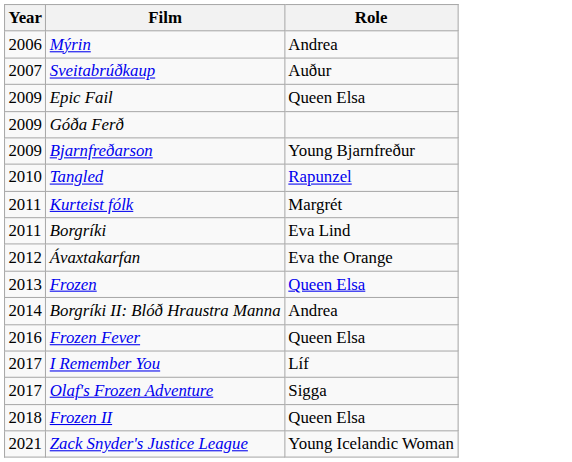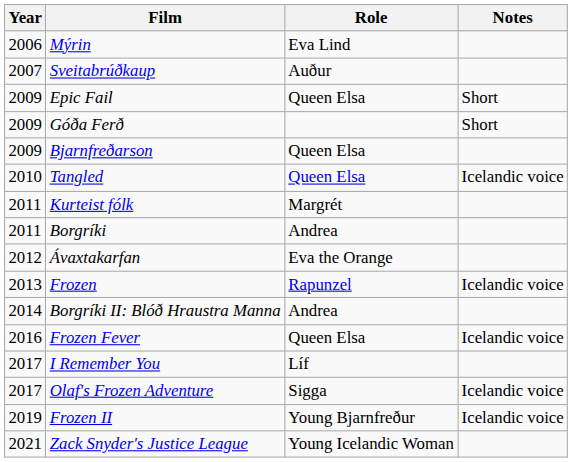+ column: (513, 17)
(313, 44) Andrea -> (319, 44) Eva Lind
(352, 151) Young Bjarnfreður -> (327, 151) Queen Elsa
(320, 177) Rapunzel -> (327, 177) Queen Elsa
(319, 230) Eva Lind -> (313, 230) Andrea
(327, 284) Queen Elsa -> (320, 284) Rapunzel
(25, 417) 2018 -> (25, 417) 2019
(327, 417) Queen Elsa -> (352, 417) Young Bjarnfreður
